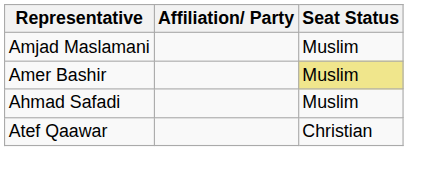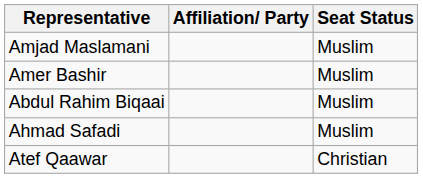(330, 74) khaki background -> (345, 74) no background
+ row: (87, 103)
